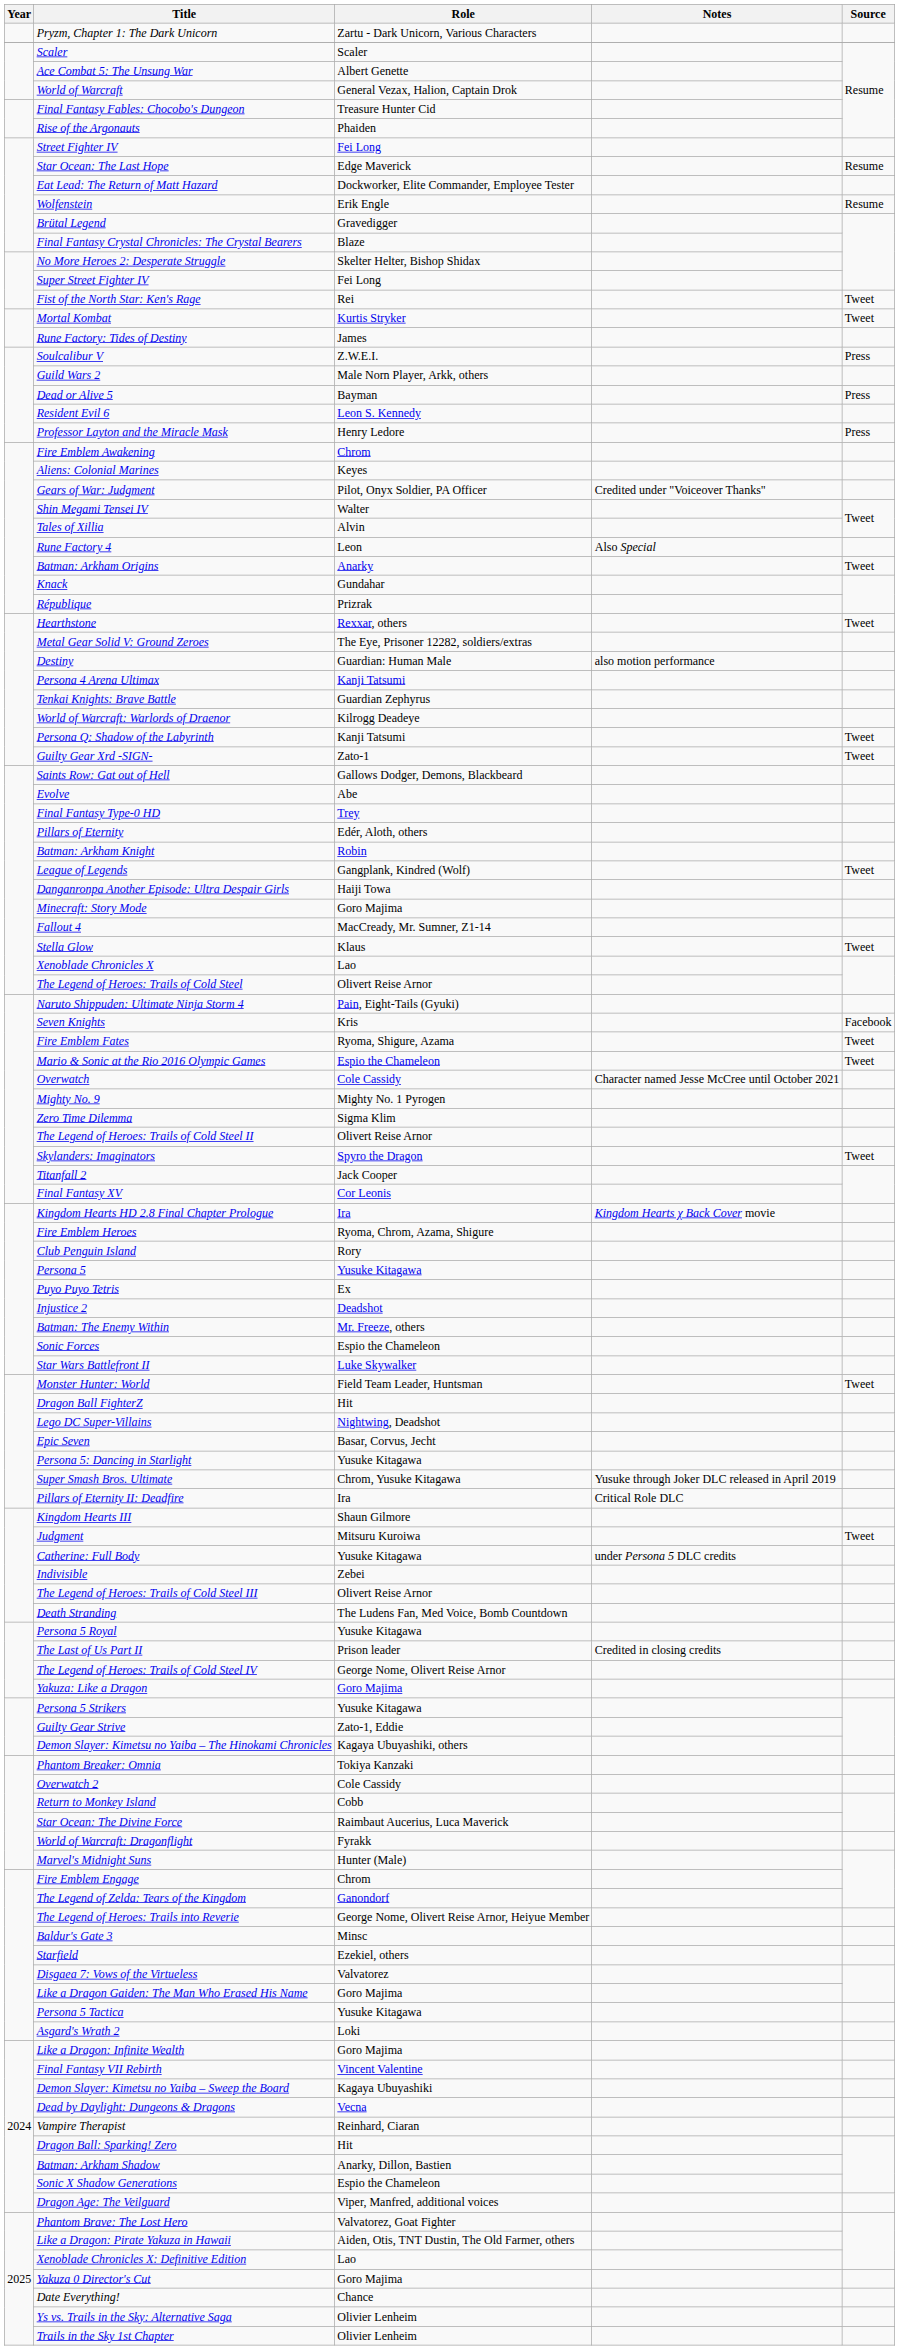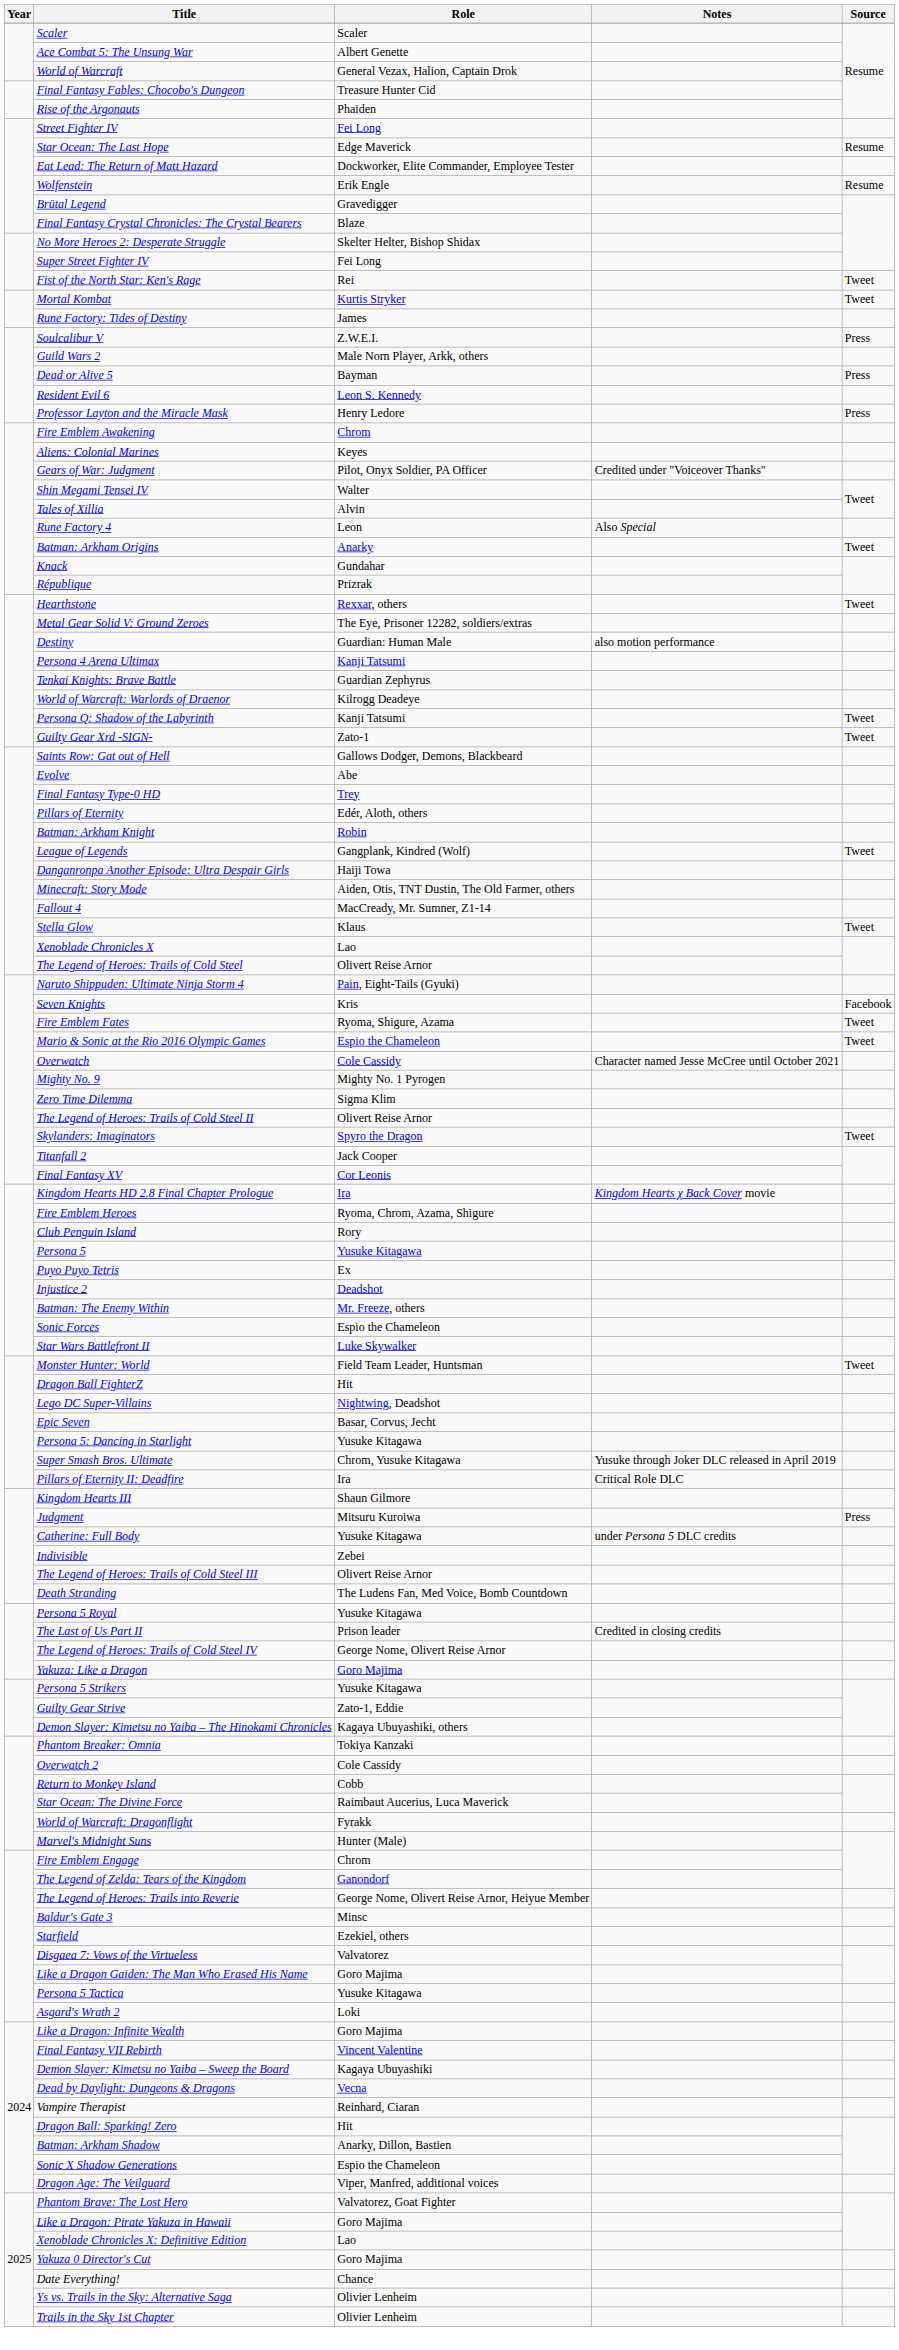- row: (127, 33)
(370, 908) Goro Majima -> (456, 889) Aiden, Otis, TNT Dustin, The Old Farmer, others
(859, 1536) Tweet -> (858, 1517) Press
(456, 2240) Aiden, Otis, TNT Dustin, The Old Farmer, others -> (370, 2221) Goro Majima
